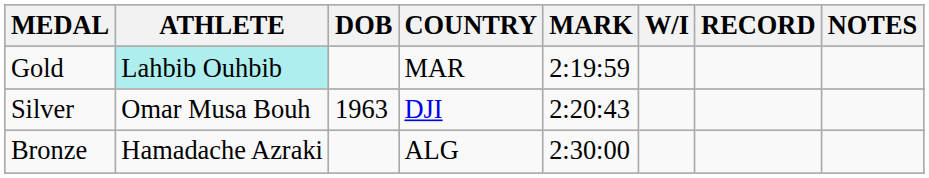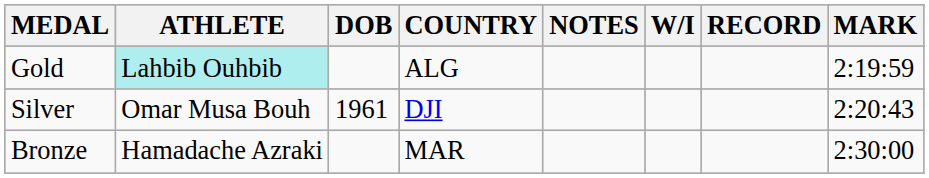columns swapped: (591, 25) <-> (872, 25)
(435, 67) MAR -> (432, 67) ALG
(361, 109) 1963 -> (361, 109) 1961
(432, 151) ALG -> (435, 151) MAR
